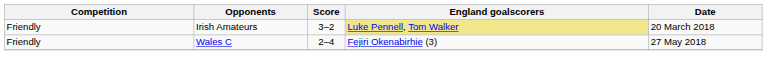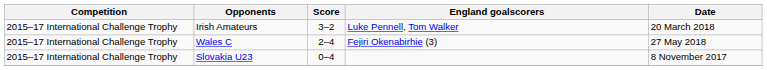(24, 27) Friendly -> (92, 27) 2015–17 International Challenge Trophy
(403, 27) khaki background -> (403, 27) no background
(24, 42) Friendly -> (92, 42) 2015–17 International Challenge Trophy
+ row: (224, 57)
